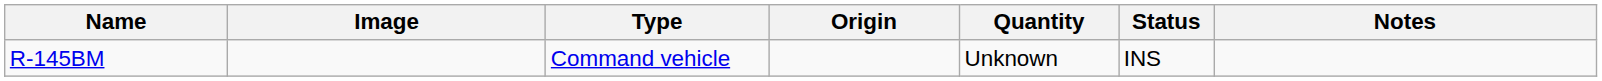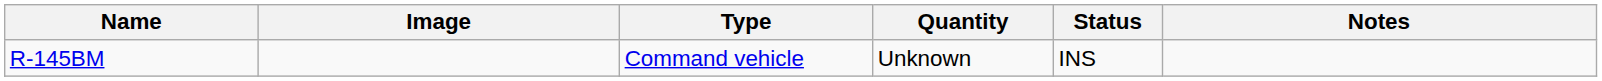- column: (864, 22)
